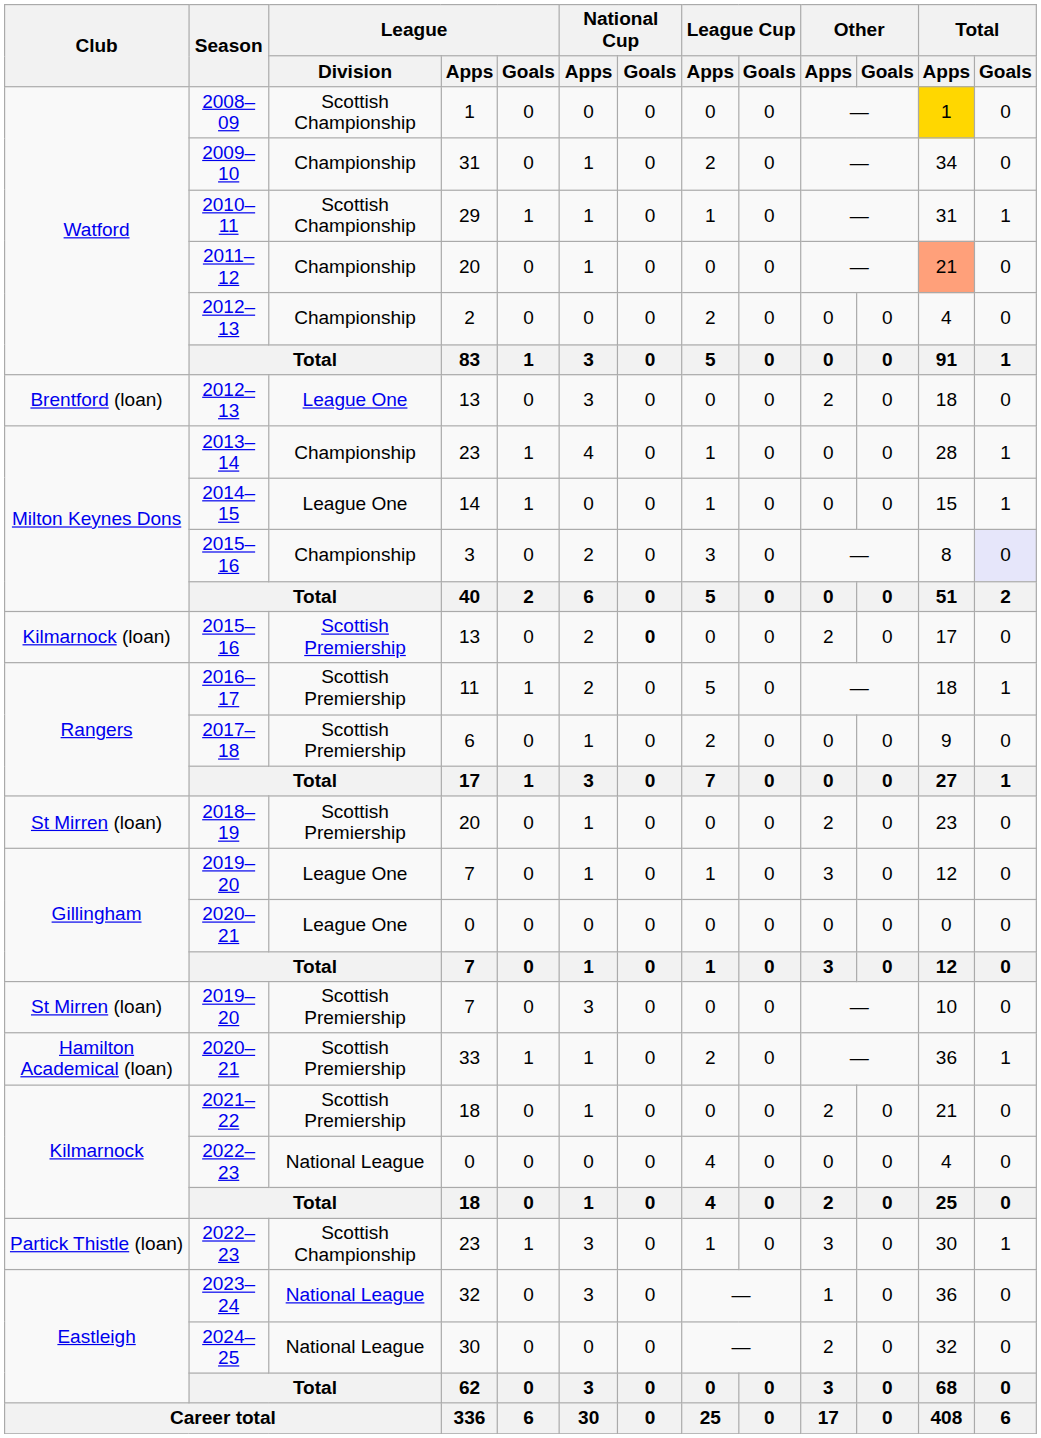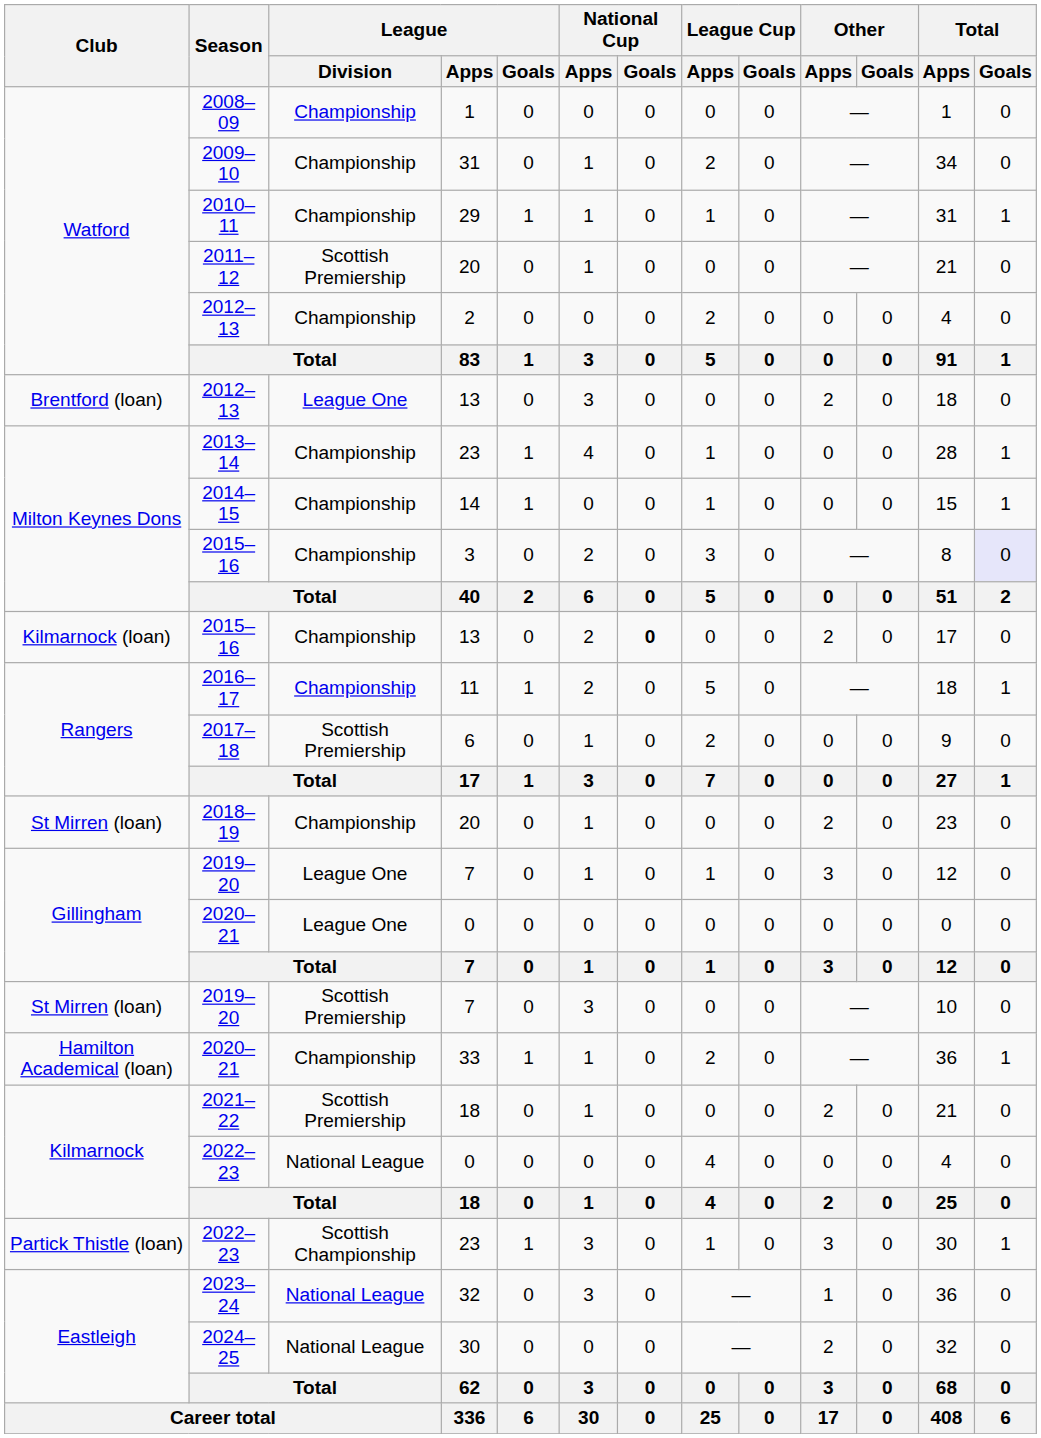(355, 112) Scottish Championship -> (355, 112) Championship
(946, 112) gold background -> (946, 112) no background
(355, 215) Scottish Championship -> (355, 215) Championship
(355, 266) Championship -> (355, 266) Scottish Premiership
(946, 266) lightsalmon background -> (946, 266) no background
(355, 503) League One -> (355, 503) Championship
(355, 637) Scottish Premiership -> (355, 637) Championship
(355, 688) Scottish Premiership -> (355, 688) Championship
(355, 822) Scottish Premiership -> (355, 822) Championship
(355, 1058) Scottish Premiership -> (355, 1058) Championship
